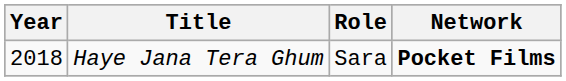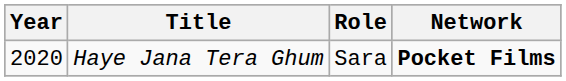(36, 59) 2018 -> (36, 59) 2020
